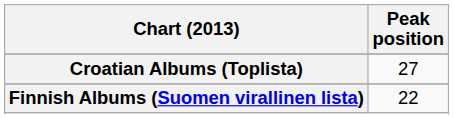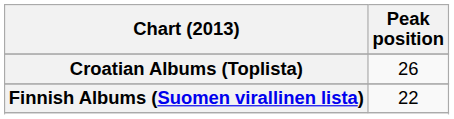(408, 68) 27 -> (408, 68) 26
